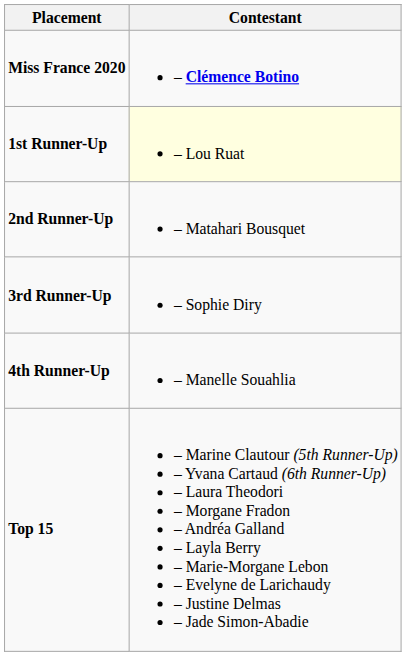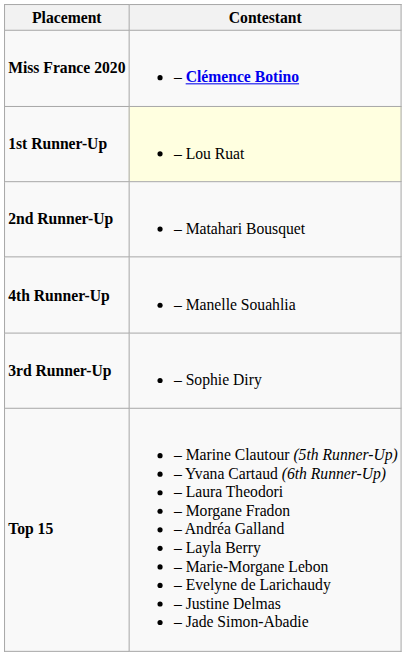rows swapped: (60, 295) <-> (59, 370)
